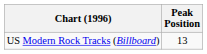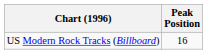(182, 40) 13 -> (182, 40) 16
